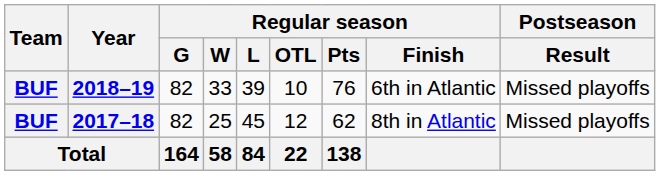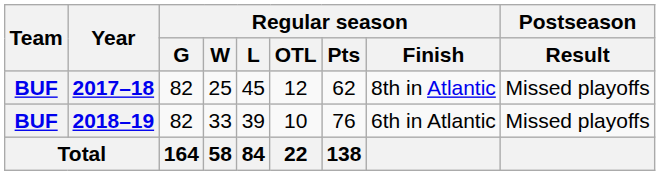rows swapped: (113, 121) <-> (113, 88)
